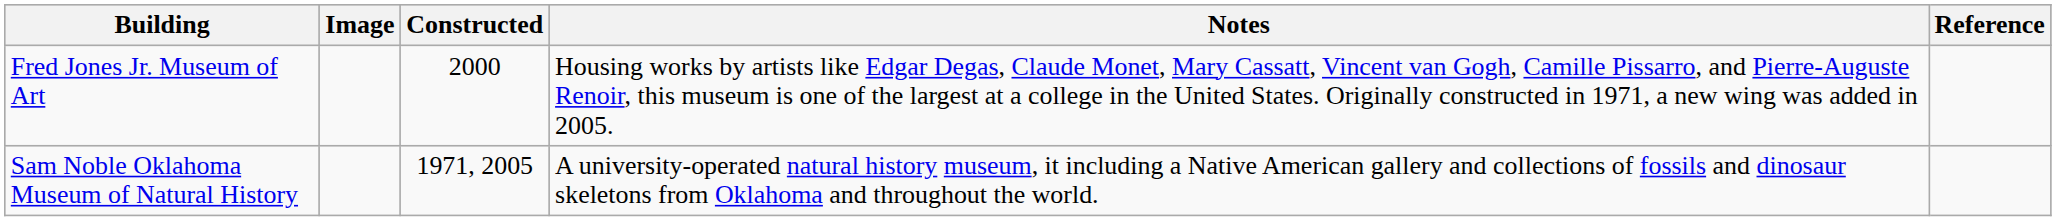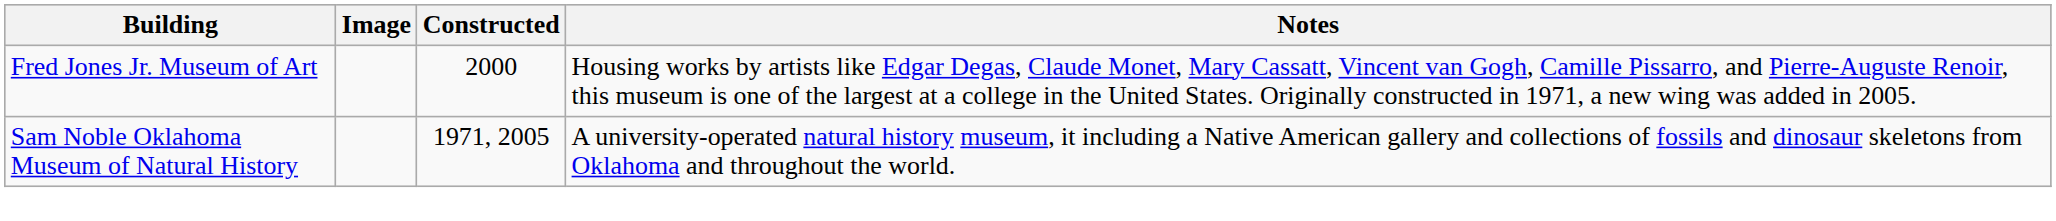- column: (1990, 25)
